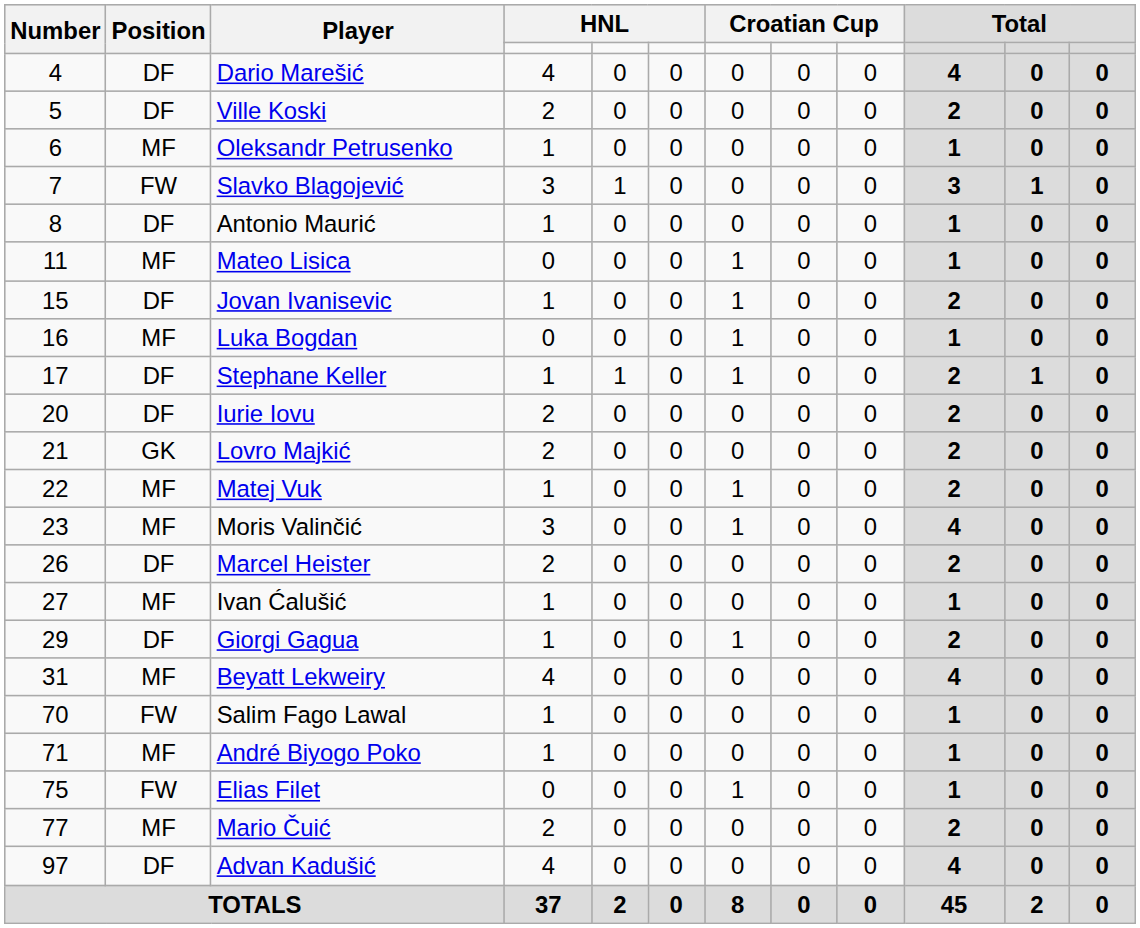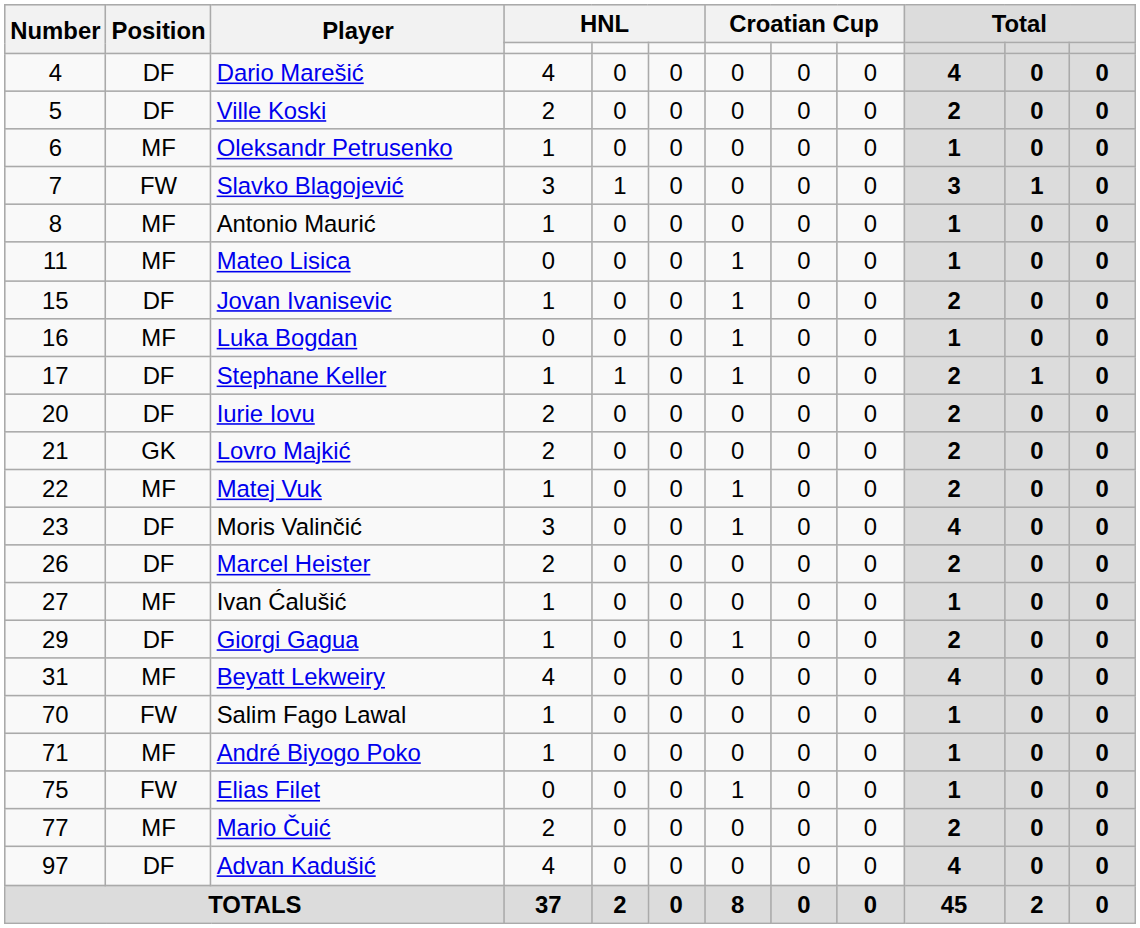(159, 224) DF -> (159, 224) MF
(159, 526) MF -> (159, 526) DF
